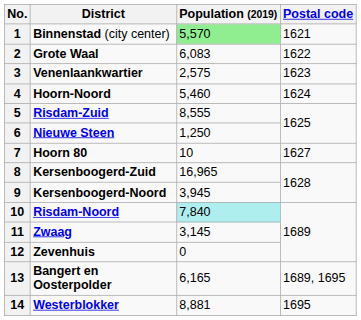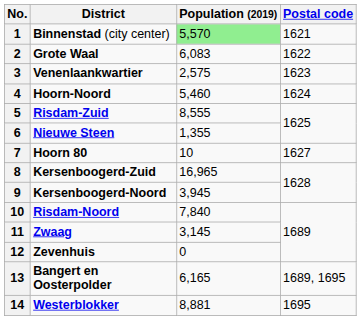(195, 133) 1,250 -> (195, 133) 1,355
(195, 212) paleturquoise background -> (195, 212) no background
